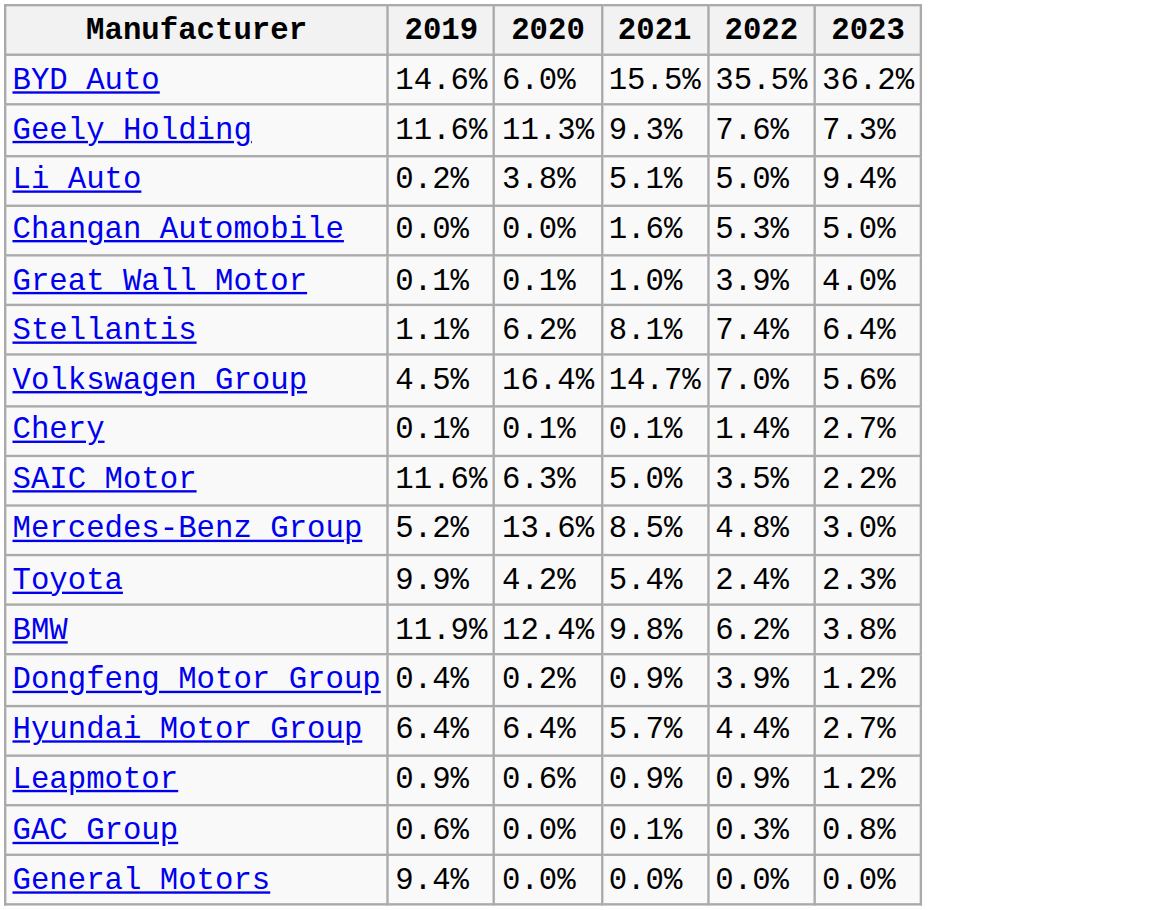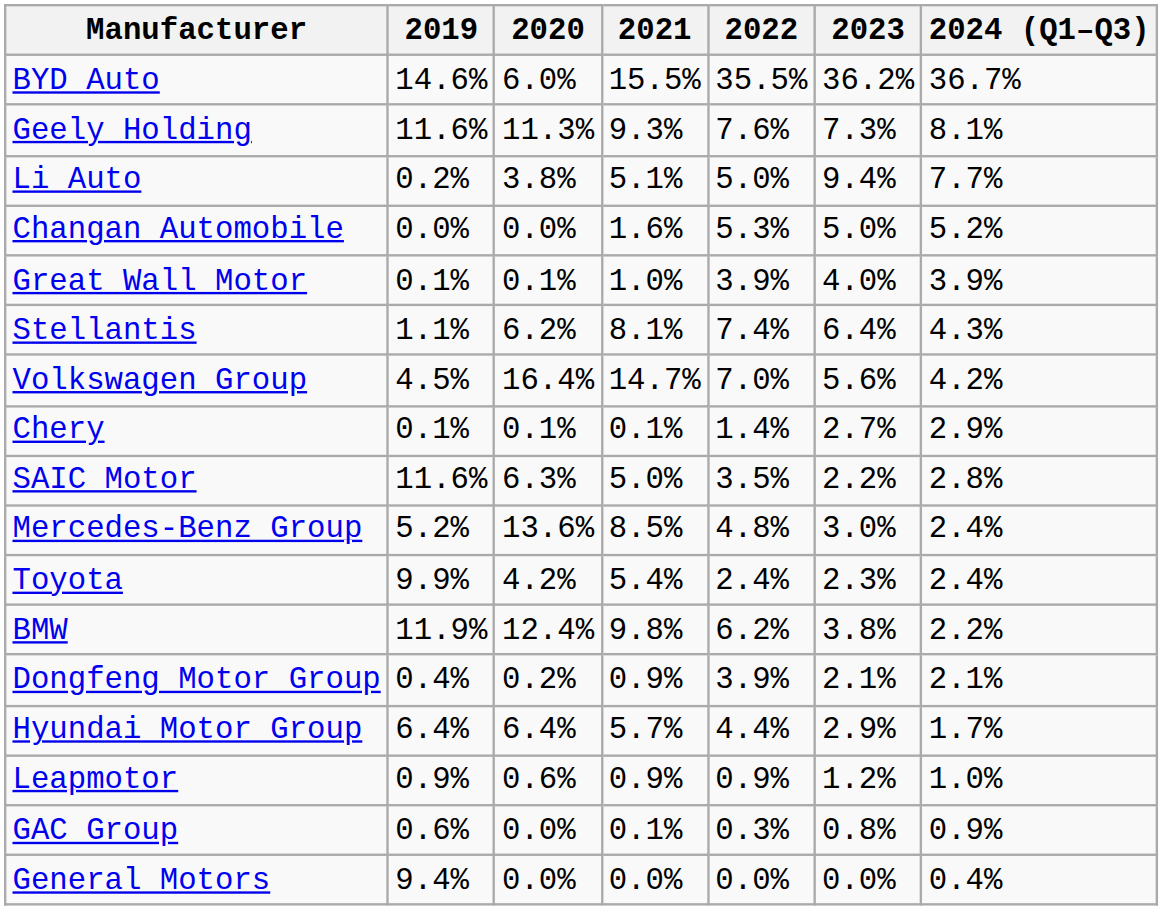+ column: (1039, 30)
(859, 680) 1.2% -> (859, 680) 2.1%
(859, 730) 2.7% -> (859, 730) 2.9%
